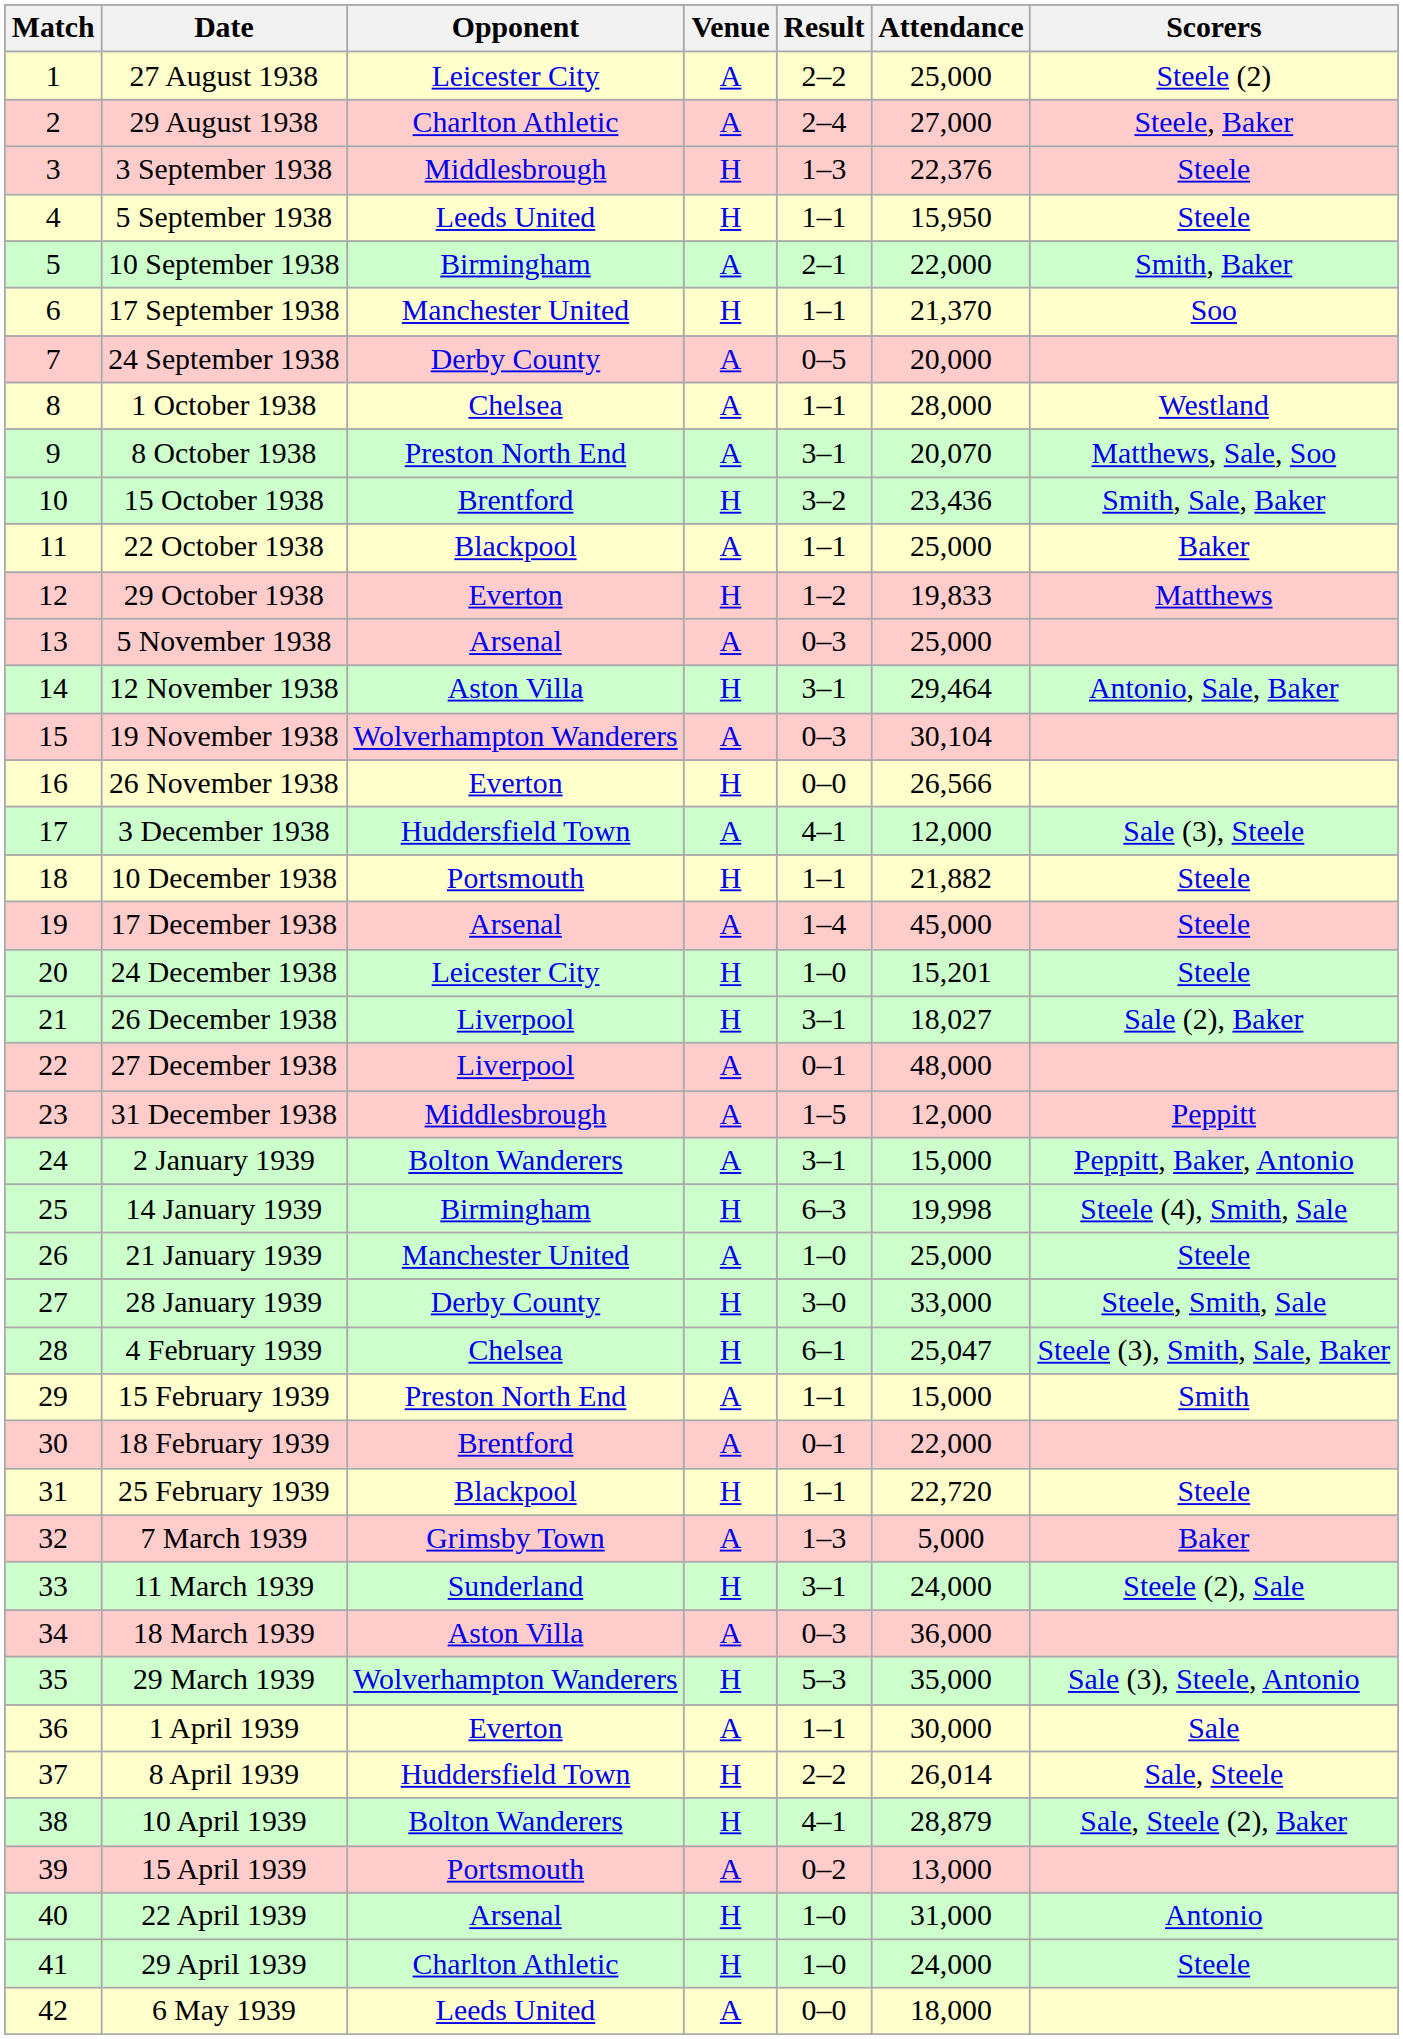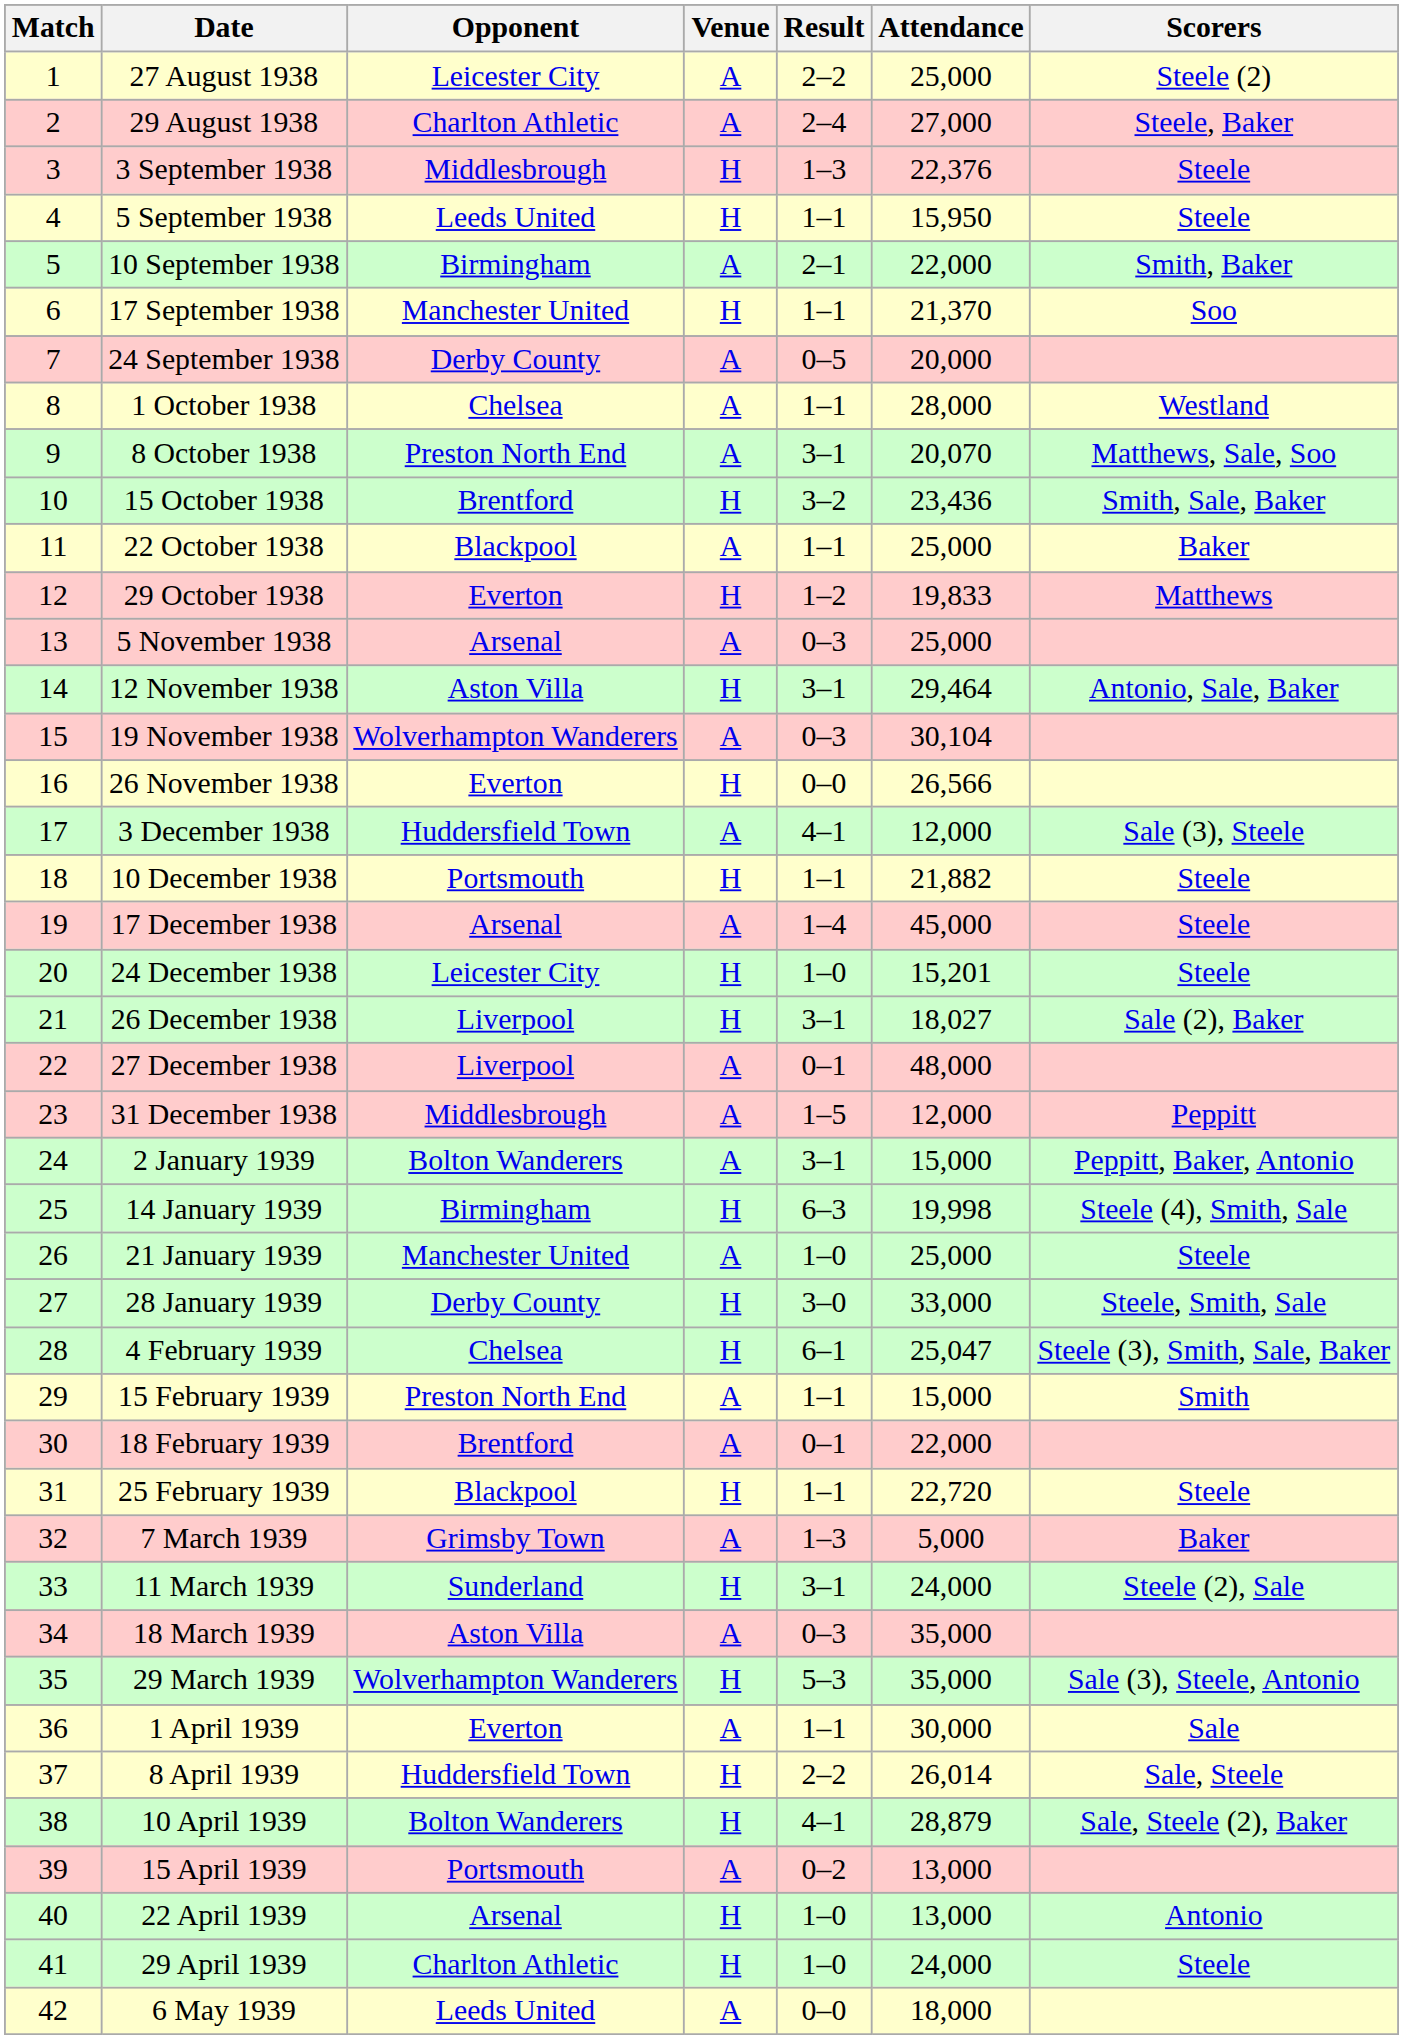(951, 1632) 36,000 -> (951, 1632) 35,000
(951, 1915) 31,000 -> (951, 1915) 13,000
